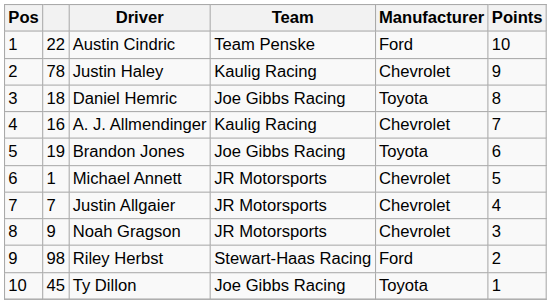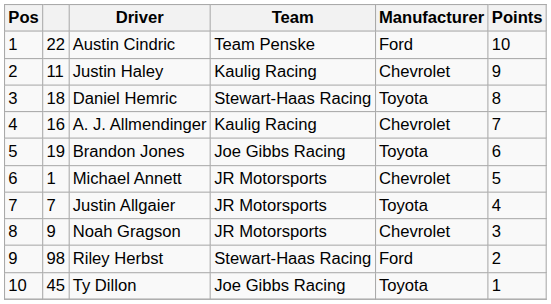(56, 71) 78 -> (55, 71) 11
(280, 97) Joe Gibbs Racing -> (293, 97) Stewart-Haas Racing
(414, 204) Chevrolet -> (403, 204) Toyota
